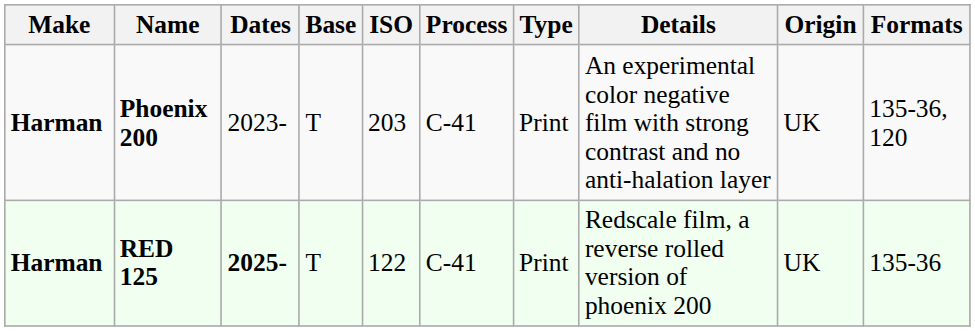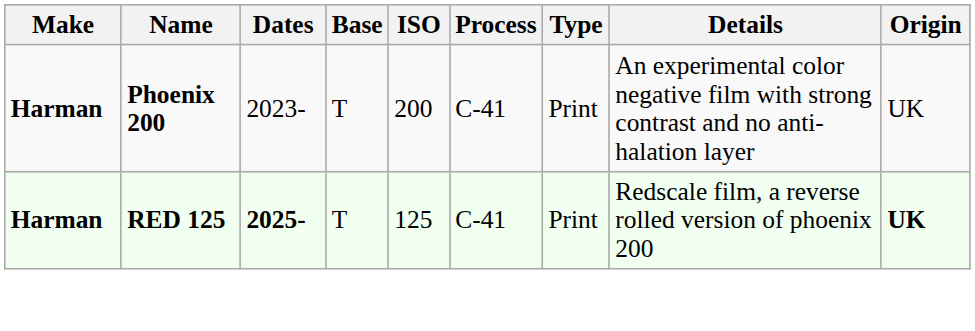- column: (917, 24)
(387, 122) 203 -> (413, 107) 200
(387, 262) 122 -> (413, 219) 125
(802, 262) normal -> (906, 219) bold
